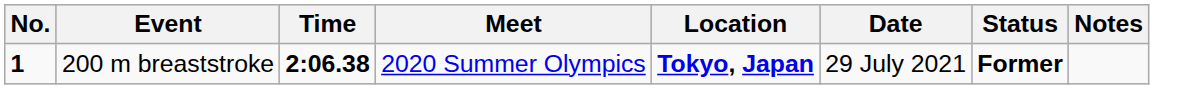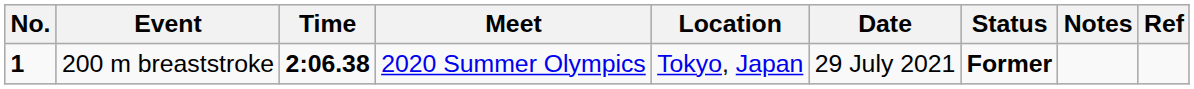+ column: (1164, 24)
(736, 63) bold -> (730, 63) normal
